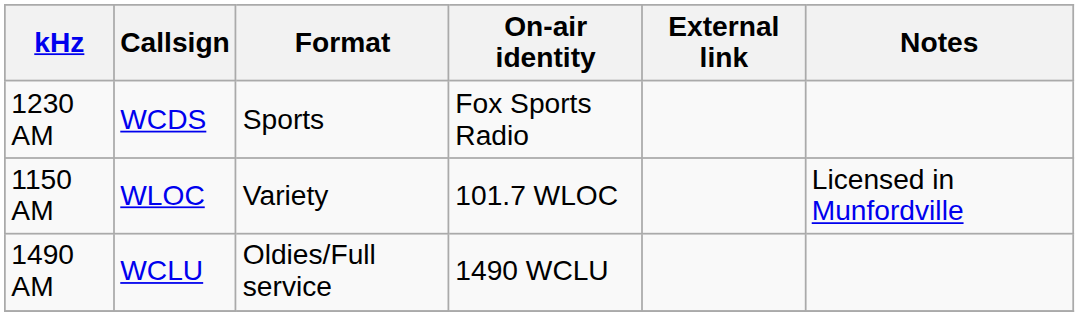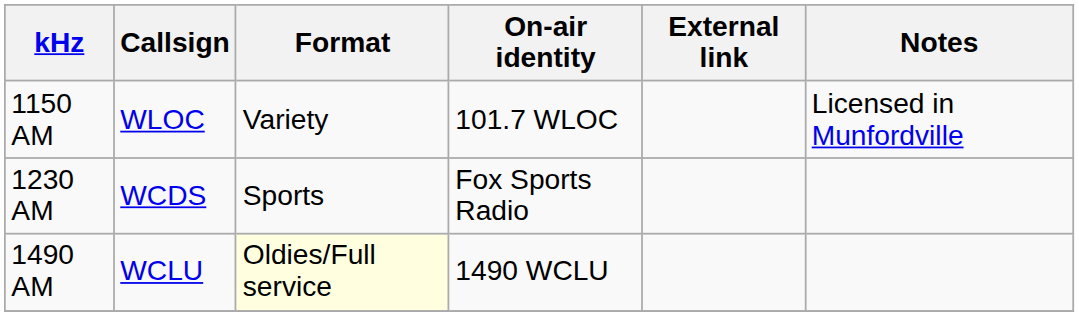rows swapped: (42, 195) <-> (43, 119)
(309, 271) no background -> (309, 271) lightyellow background
